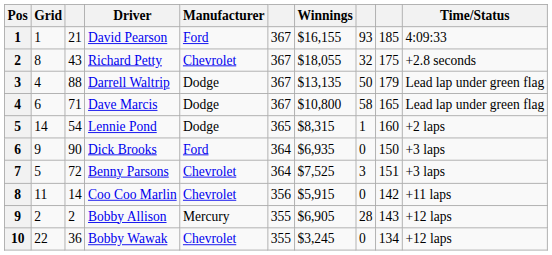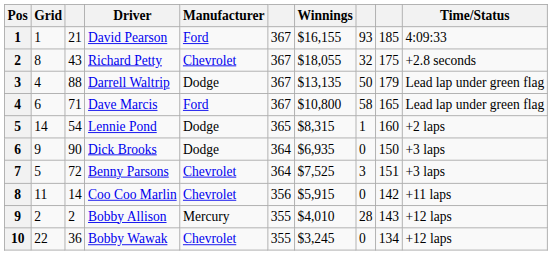(201, 105) Dodge -> (196, 105) Ford
(196, 149) Ford -> (201, 149) Dodge
(316, 216) $6,905 -> (316, 216) $4,010
